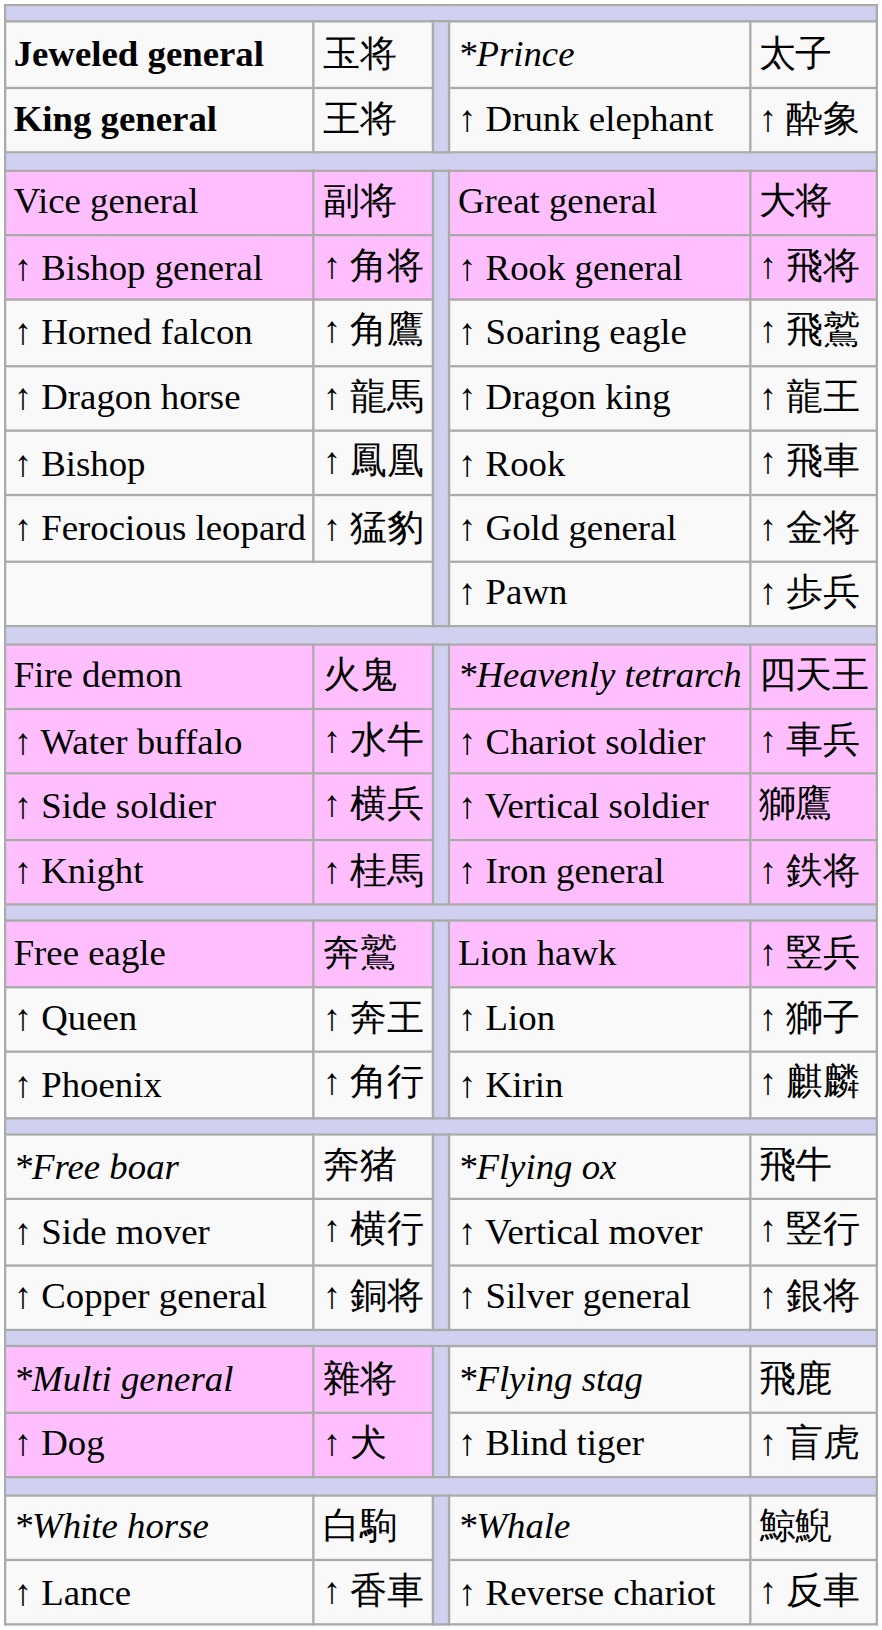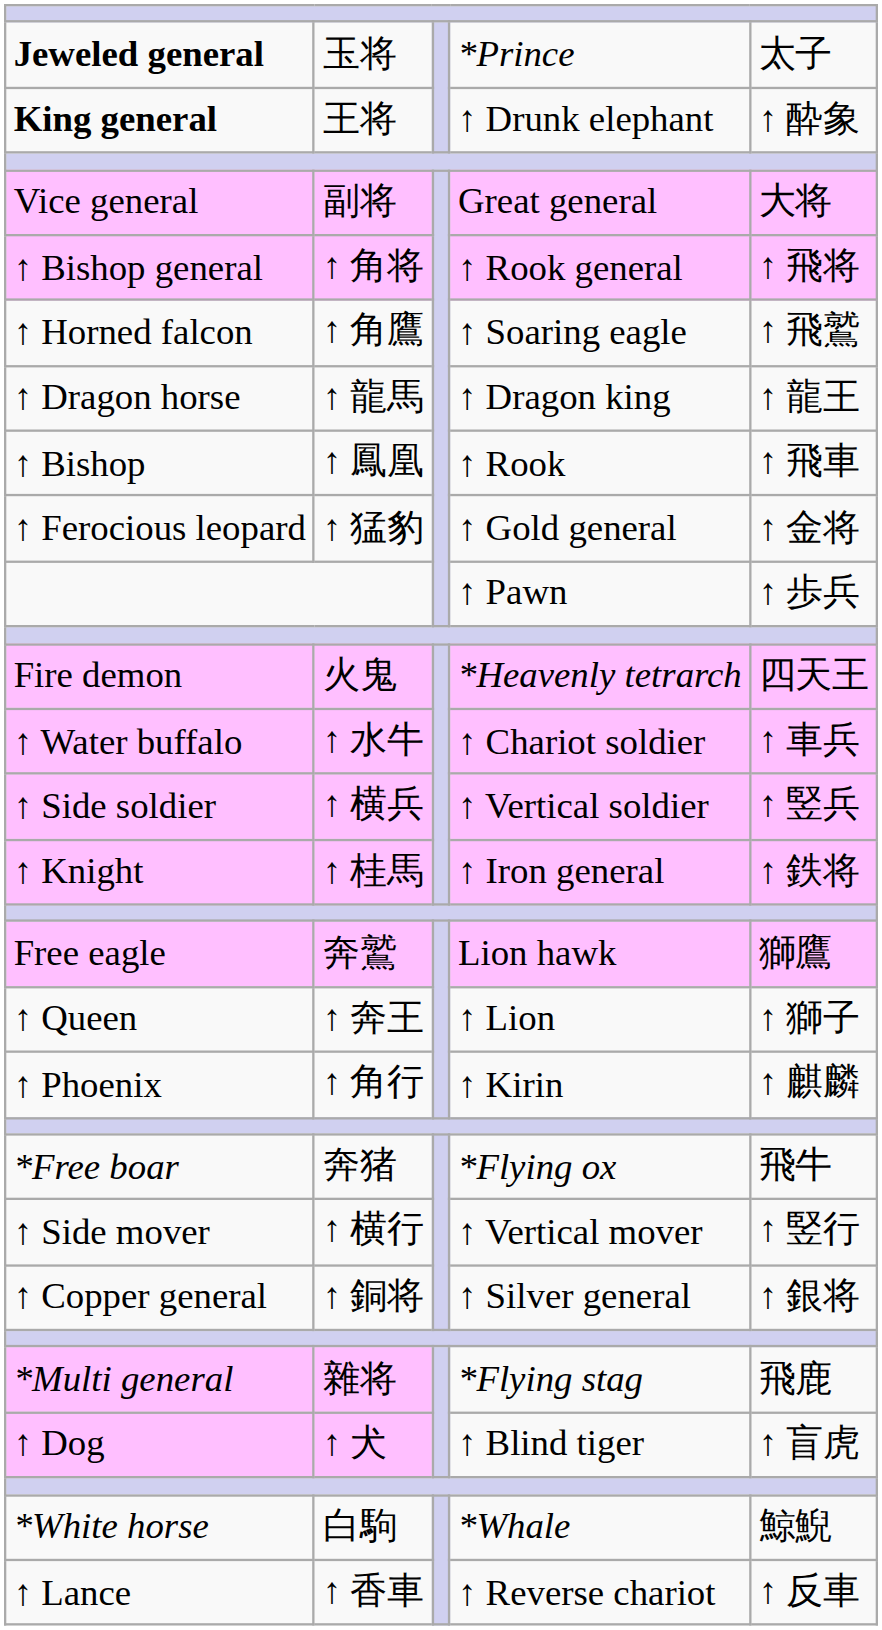(795, 804) 獅鷹 -> (809, 804) ↑ 竪兵
(809, 952) ↑ 竪兵 -> (795, 952) 獅鷹
